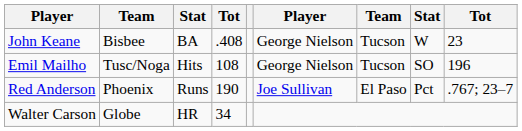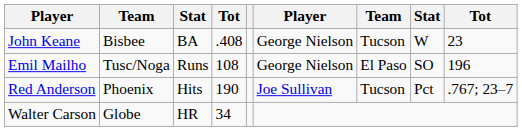(190, 65) Hits -> (193, 65) Runs
(383, 65) Tucson -> (384, 65) El Paso
(193, 89) Runs -> (190, 89) Hits
(384, 89) El Paso -> (383, 89) Tucson
